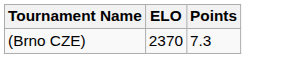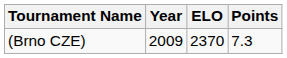+ column: (166, 16)
